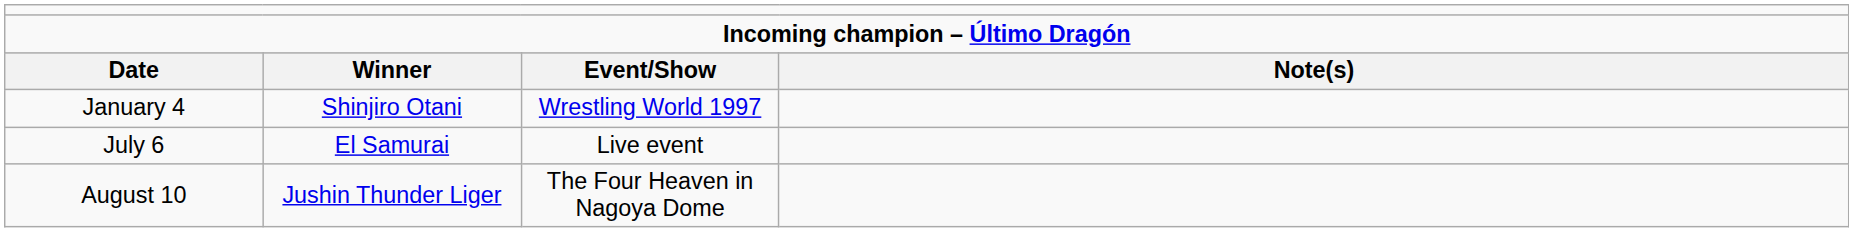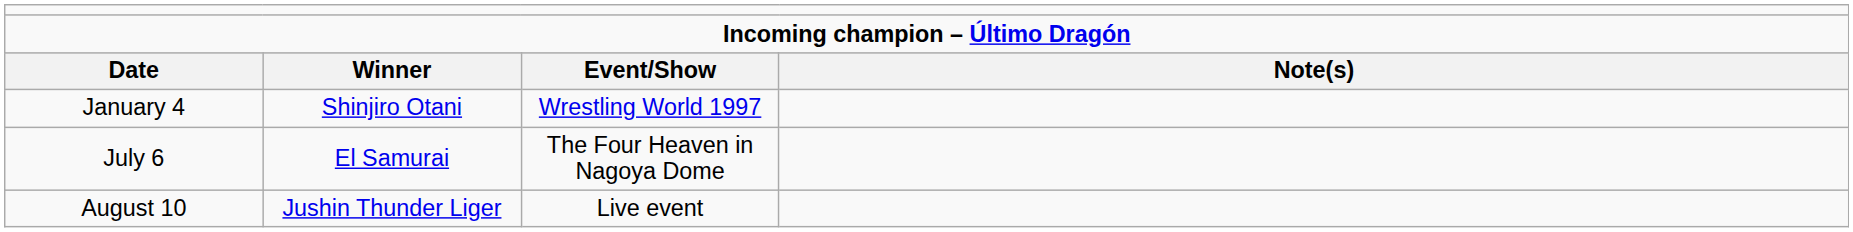(650, 144) Live event -> (650, 158) The Four Heaven in Nagoya Dome
(650, 195) The Four Heaven in Nagoya Dome -> (650, 208) Live event
